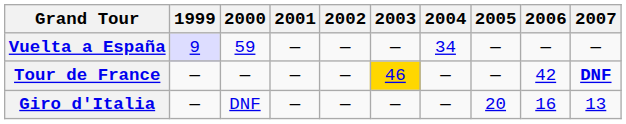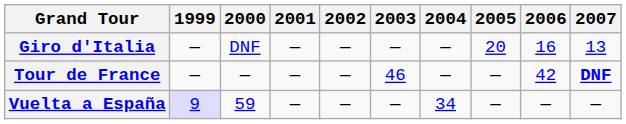rows swapped: (87, 104) <-> (87, 47)
(395, 76) gold background -> (395, 76) no background
